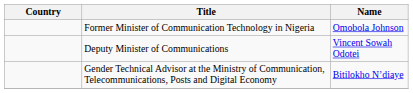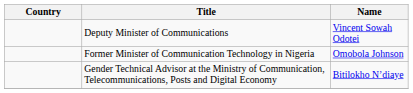rows swapped: (156, 48) <-> (199, 27)
